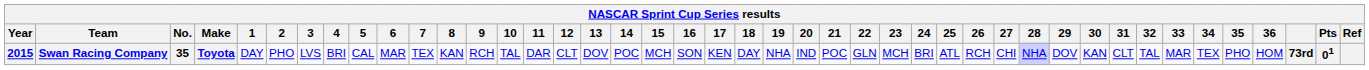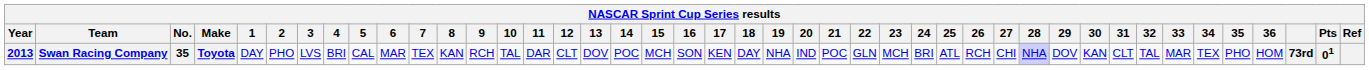(20, 54) 2015 -> (20, 54) 2013
